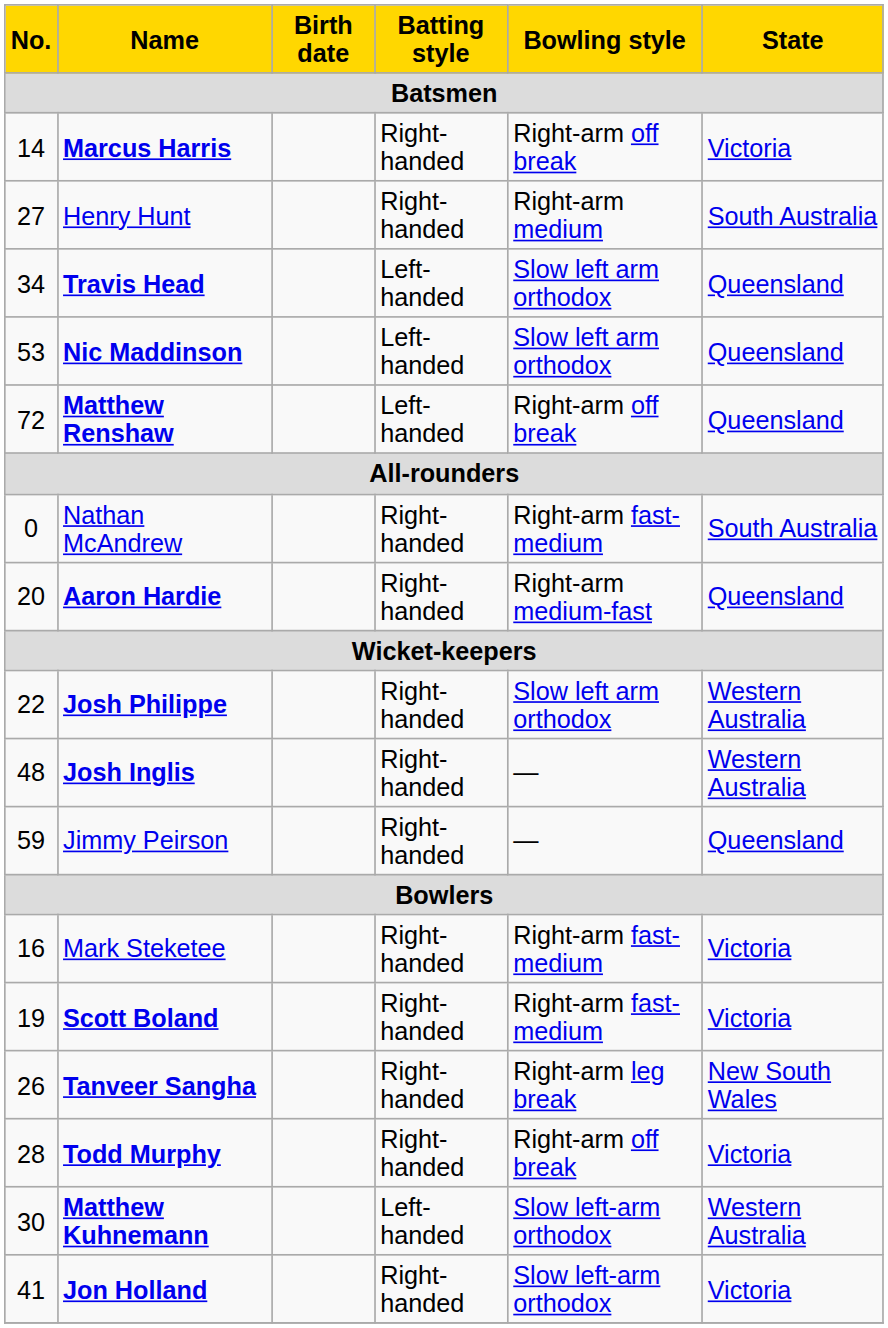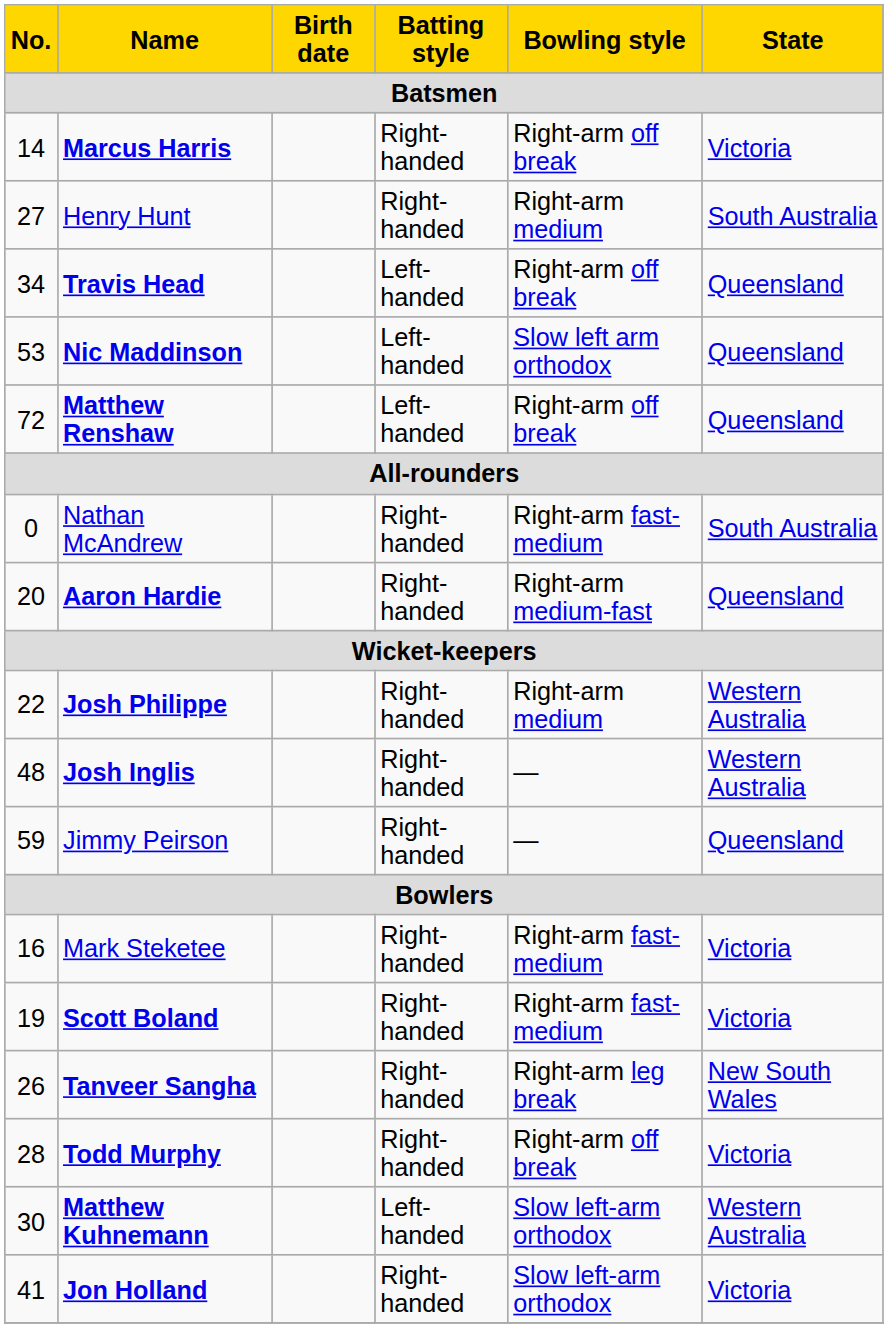(586, 284) Slow left arm orthodox -> (586, 284) Right-arm off break
(586, 704) Slow left arm orthodox -> (569, 704) Right-arm medium
